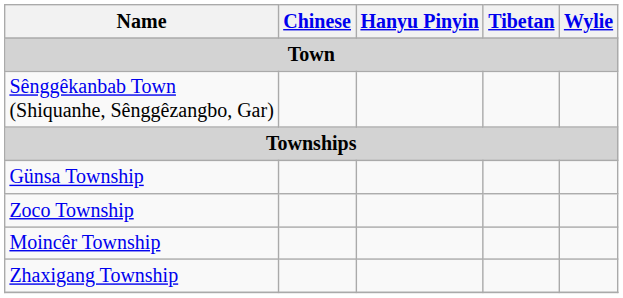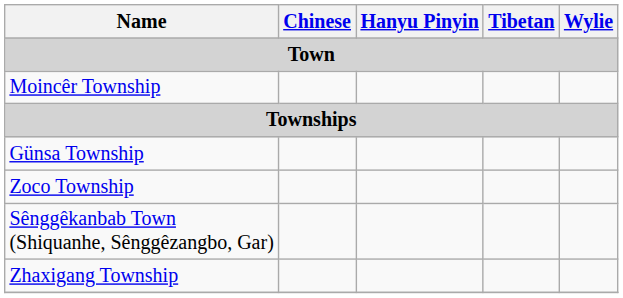rows swapped: (142, 99) <-> (85, 243)
